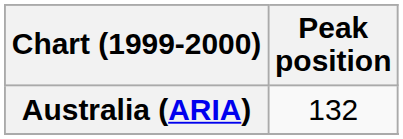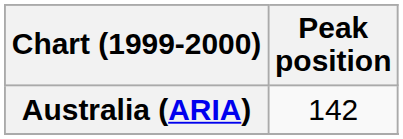(333, 109) 132 -> (333, 109) 142
